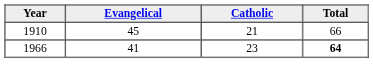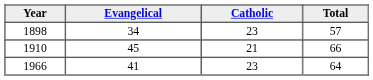+ row: (35, 31)
(336, 48) bold -> (336, 66) normal
